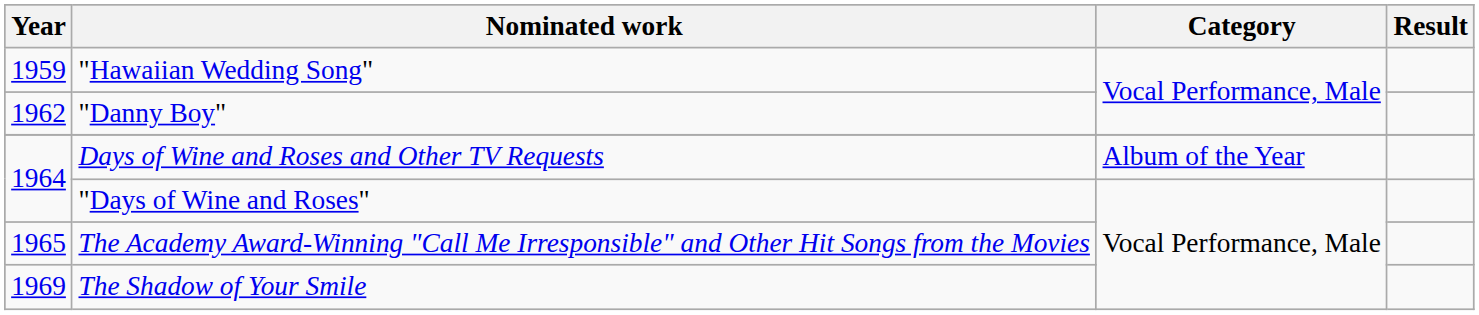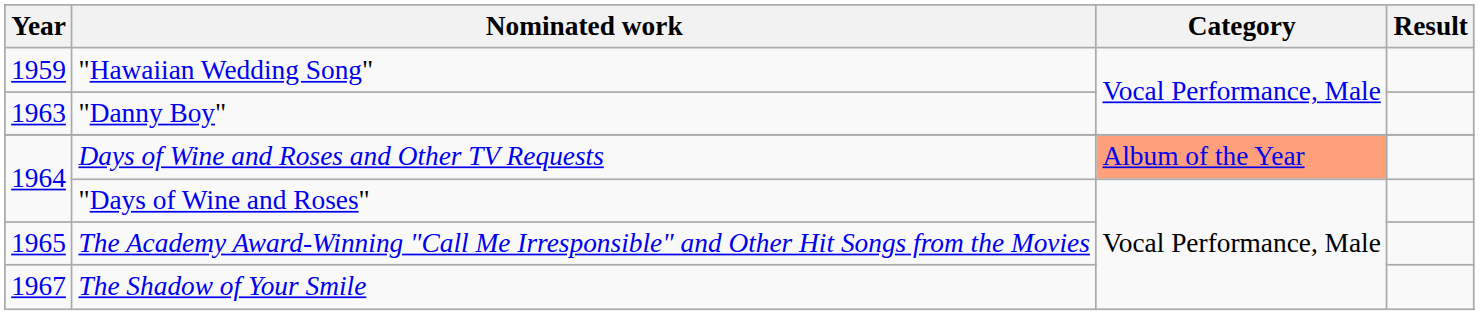(39, 112) 1962 -> (39, 112) 1963
(1204, 156) no background -> (1204, 156) lightsalmon background
(39, 286) 1969 -> (39, 286) 1967
